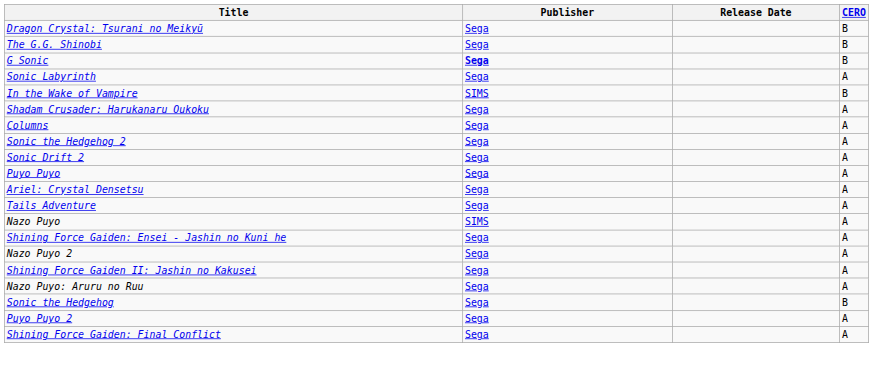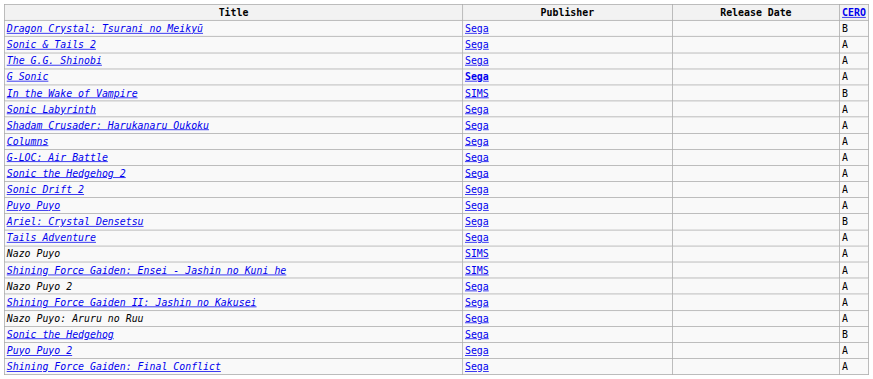+ row: (51, 45)
(845, 45) B -> (845, 61) A
(845, 61) B -> (845, 77) A
rows swapped: (51, 77) <-> (72, 93)
+ row: (57, 157)
(845, 190) A -> (845, 222) B
(477, 238) Sega -> (477, 270) SIMS
